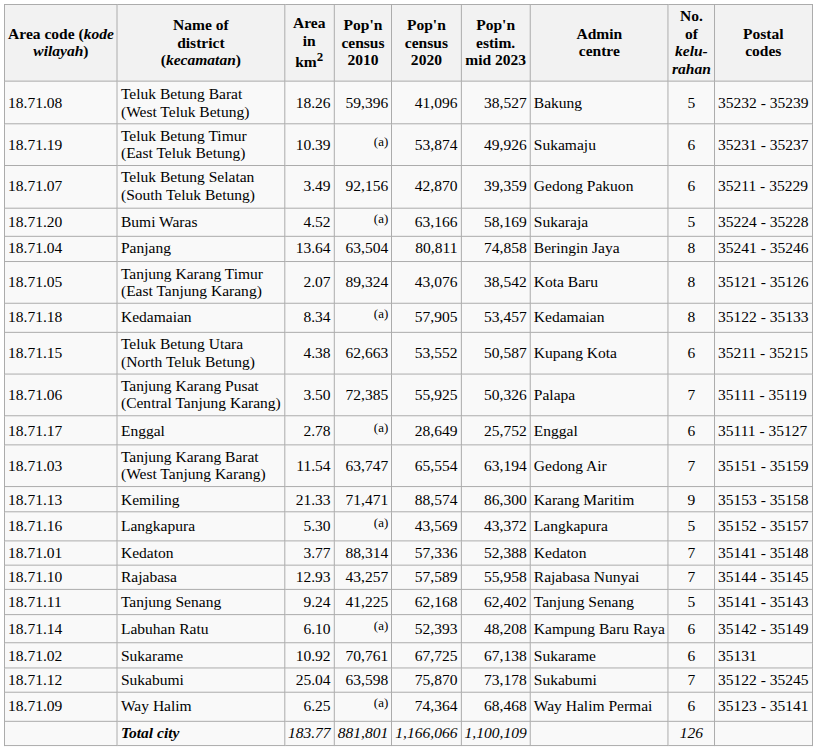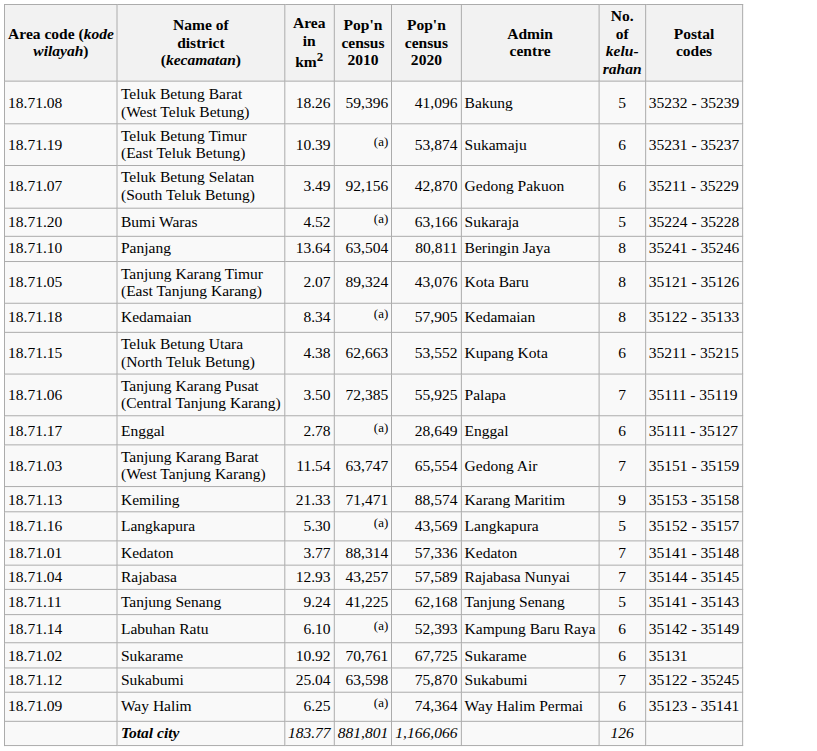- column: (496, 42)
(35, 248) 18.71.04 -> (35, 248) 18.71.10
(35, 577) 18.71.10 -> (35, 577) 18.71.04
